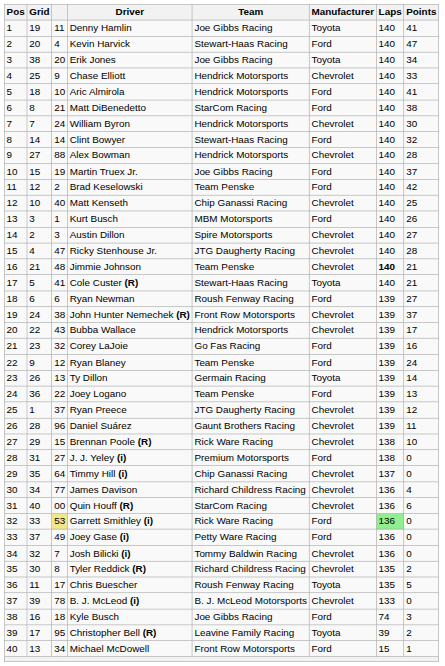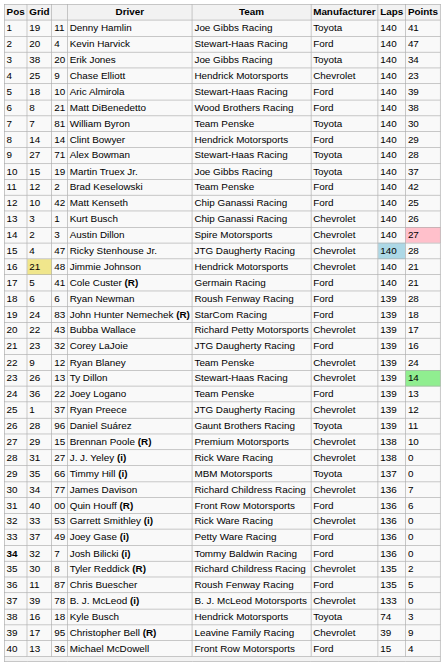(412, 75) 33 -> (413, 75) 23
(241, 91) Hendrick Motorsports -> (241, 91) Stewart-Haas Racing
(412, 91) 41 -> (413, 91) 39
(231, 107) StarCom Racing -> (244, 107) Wood Brothers Racing
(60, 123) 24 -> (60, 123) 81
(241, 123) Hendrick Motorsports -> (224, 123) Team Penske
(333, 123) Chevrolet -> (328, 123) Toyota
(241, 139) Stewart-Haas Racing -> (241, 139) Hendrick Motorsports
(412, 139) 32 -> (413, 139) 29
(60, 155) 88 -> (60, 155) 71
(241, 155) Hendrick Motorsports -> (241, 155) Stewart-Haas Racing
(333, 155) Chevrolet -> (328, 155) Toyota
(322, 171) Ford -> (328, 171) Toyota
(60, 203) 40 -> (60, 203) 42
(333, 203) Chevrolet -> (323, 203) Ford
(233, 218) MBM Motorsports -> (241, 218) Chip Ganassi Racing
(322, 218) Ford -> (334, 218) Chevrolet
(412, 234) no background -> (413, 234) pink background
(387, 250) no background -> (389, 250) lightblue background
(35, 266) no background -> (35, 266) khaki background
(224, 266) Team Penske -> (241, 266) Hendrick Motorsports
(387, 266) bold -> (389, 266) normal
(241, 282) Stewart-Haas Racing -> (230, 282) Germain Racing
(326, 282) Toyota -> (323, 282) Ford
(412, 298) 27 -> (413, 298) 28
(60, 314) 38 -> (60, 314) 83
(245, 314) Front Row Motorsports -> (231, 314) StarCom Racing
(333, 314) Chevrolet -> (323, 314) Ford
(412, 314) 37 -> (413, 314) 18
(241, 330) Hendrick Motorsports -> (252, 330) Richard Petty Motorsports
(227, 346) Go Fas Racing -> (245, 346) JTG Daugherty Racing
(322, 362) Ford -> (334, 362) Chevrolet
(230, 377) Germain Racing -> (241, 377) Stewart-Haas Racing
(326, 377) Toyota -> (334, 377) Chevrolet
(412, 377) no background -> (413, 377) lightgreen background
(333, 425) Chevrolet -> (328, 425) Toyota
(234, 441) Rick Ware Racing -> (242, 441) Premium Motorsports
(242, 457) Premium Motorsports -> (234, 457) Rick Ware Racing
(322, 457) Ford -> (334, 457) Chevrolet
(60, 473) 64 -> (60, 473) 66
(241, 473) Chip Ganassi Racing -> (233, 473) MBM Motorsports
(333, 473) Chevrolet -> (328, 473) Toyota
(409, 489) 4 -> (411, 489) 7
(231, 505) StarCom Racing -> (245, 505) Front Row Motorsports
(333, 505) Chevrolet -> (323, 505) Ford
(60, 521) khaki background -> (60, 521) no background
(322, 521) Ford -> (334, 521) Chevrolet
(387, 521) lightgreen background -> (389, 521) no background
(12, 552) normal -> (12, 552) bold
(333, 552) Chevrolet -> (323, 552) Ford
(60, 584) 17 -> (60, 584) 87
(326, 584) Toyota -> (323, 584) Ford
(233, 616) Joe Gibbs Racing -> (241, 616) Hendrick Motorsports
(322, 616) Ford -> (328, 616) Toyota
(326, 632) Toyota -> (334, 632) Chevrolet
(409, 632) 2 -> (411, 632) 9
(60, 648) 34 -> (60, 648) 36
(409, 648) 1 -> (411, 648) 4
